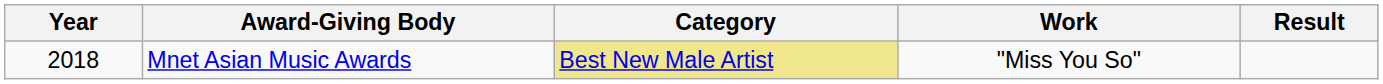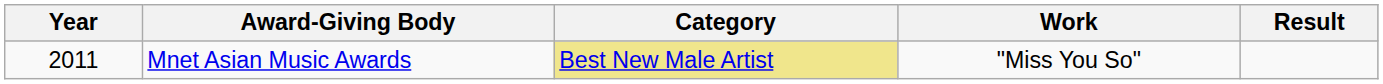(73, 59) 2018 -> (73, 59) 2011
